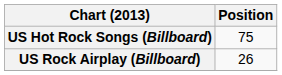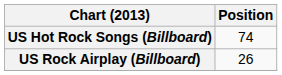(246, 37) 75 -> (246, 37) 74
